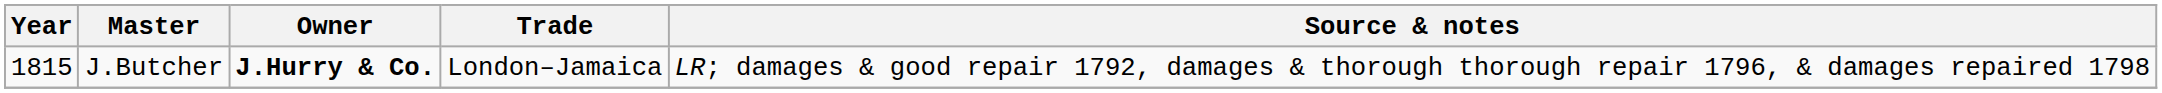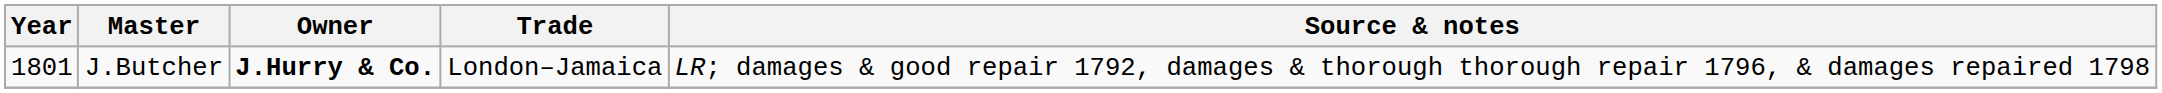(42, 68) 1815 -> (42, 68) 1801
